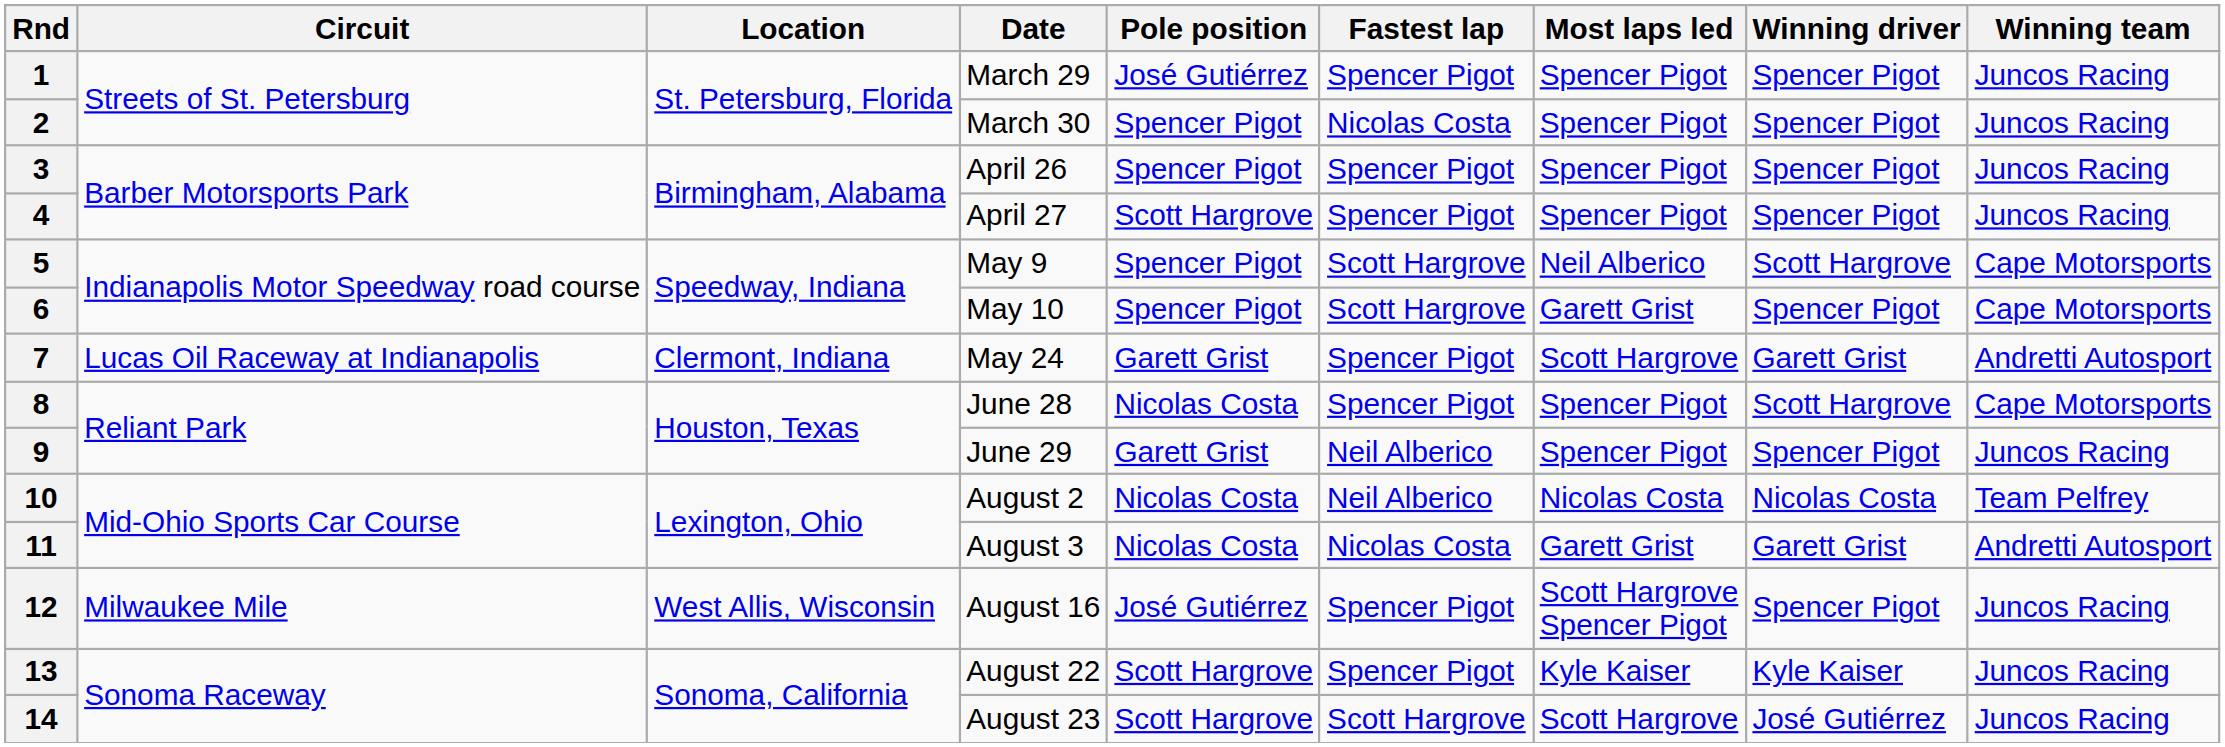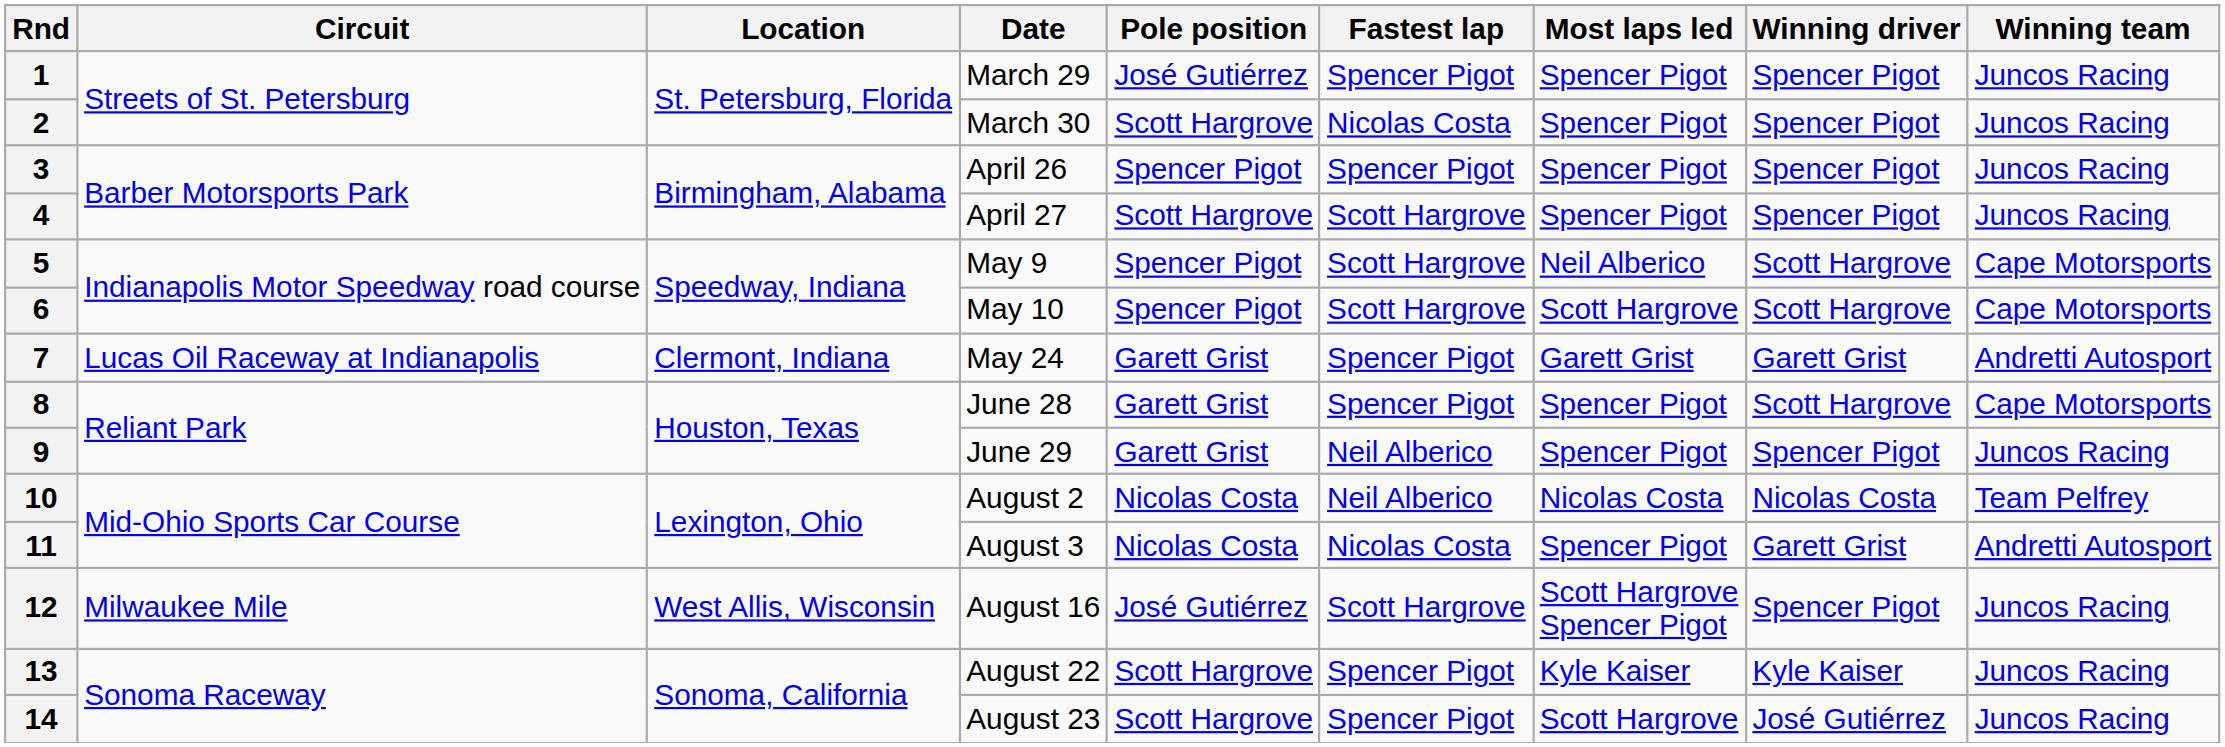(1208, 122) Spencer Pigot -> (1214, 122) Scott Hargrove
(1421, 216) Spencer Pigot -> (1426, 216) Scott Hargrove
(1617, 310) Garett Grist -> (1639, 310) Scott Hargrove
(1846, 310) Spencer Pigot -> (1852, 310) Scott Hargrove
(1639, 357) Scott Hargrove -> (1617, 357) Garett Grist
(1206, 404) Nicolas Costa -> (1191, 404) Garett Grist
(1617, 545) Garett Grist -> (1633, 545) Spencer Pigot
(1421, 608) Spencer Pigot -> (1426, 608) Scott Hargrove
(1426, 718) Scott Hargrove -> (1421, 718) Spencer Pigot
